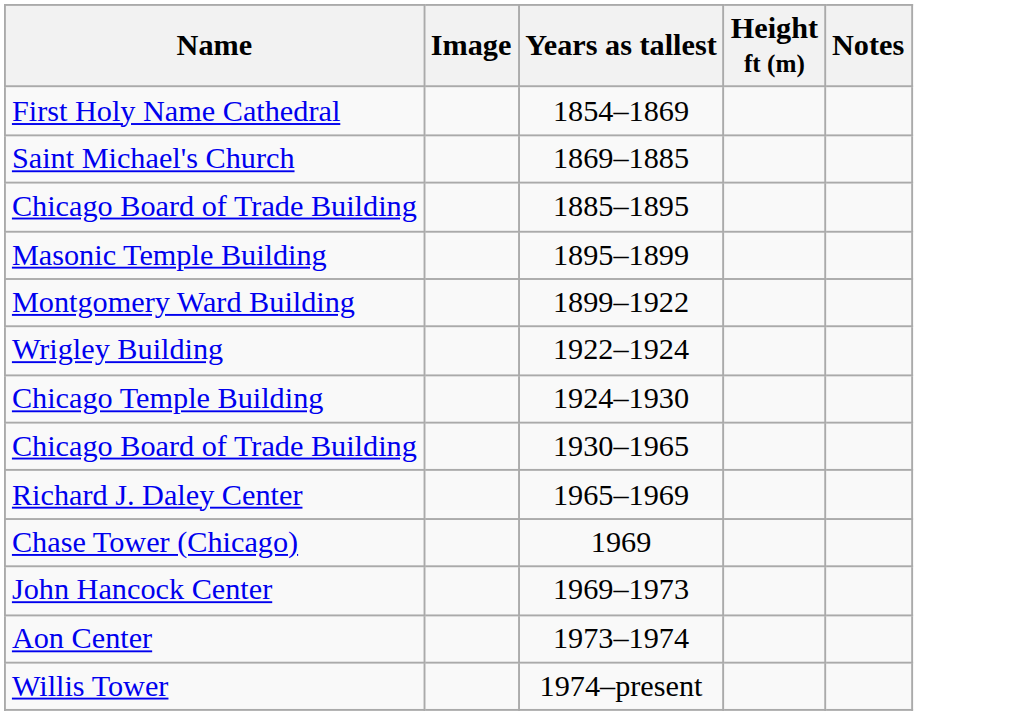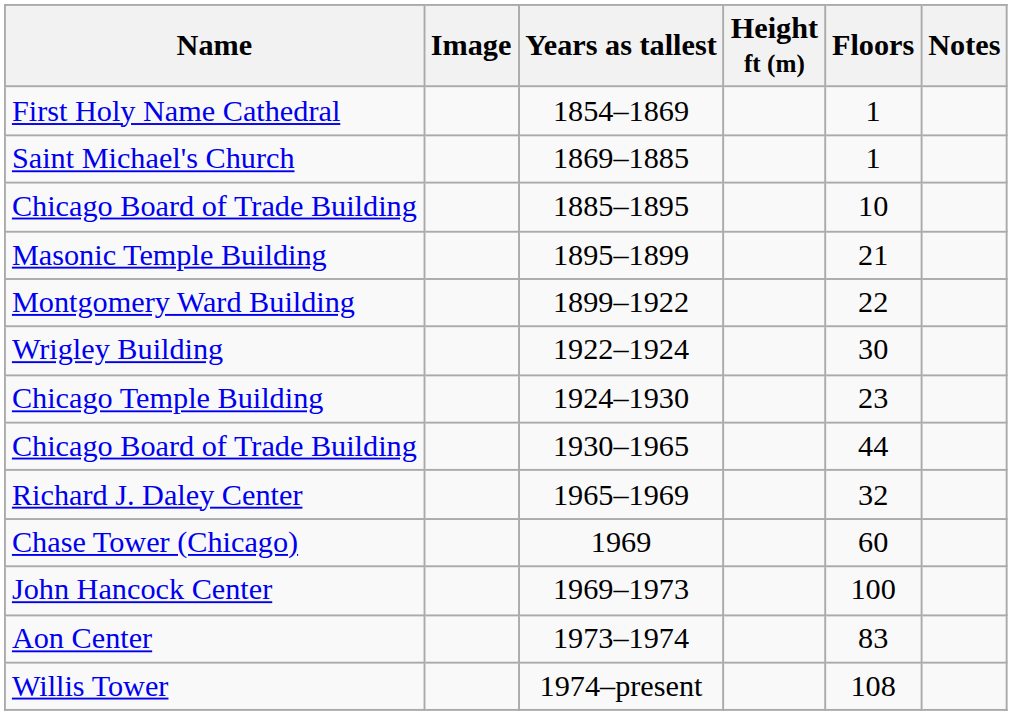+ column: (873, 45)
